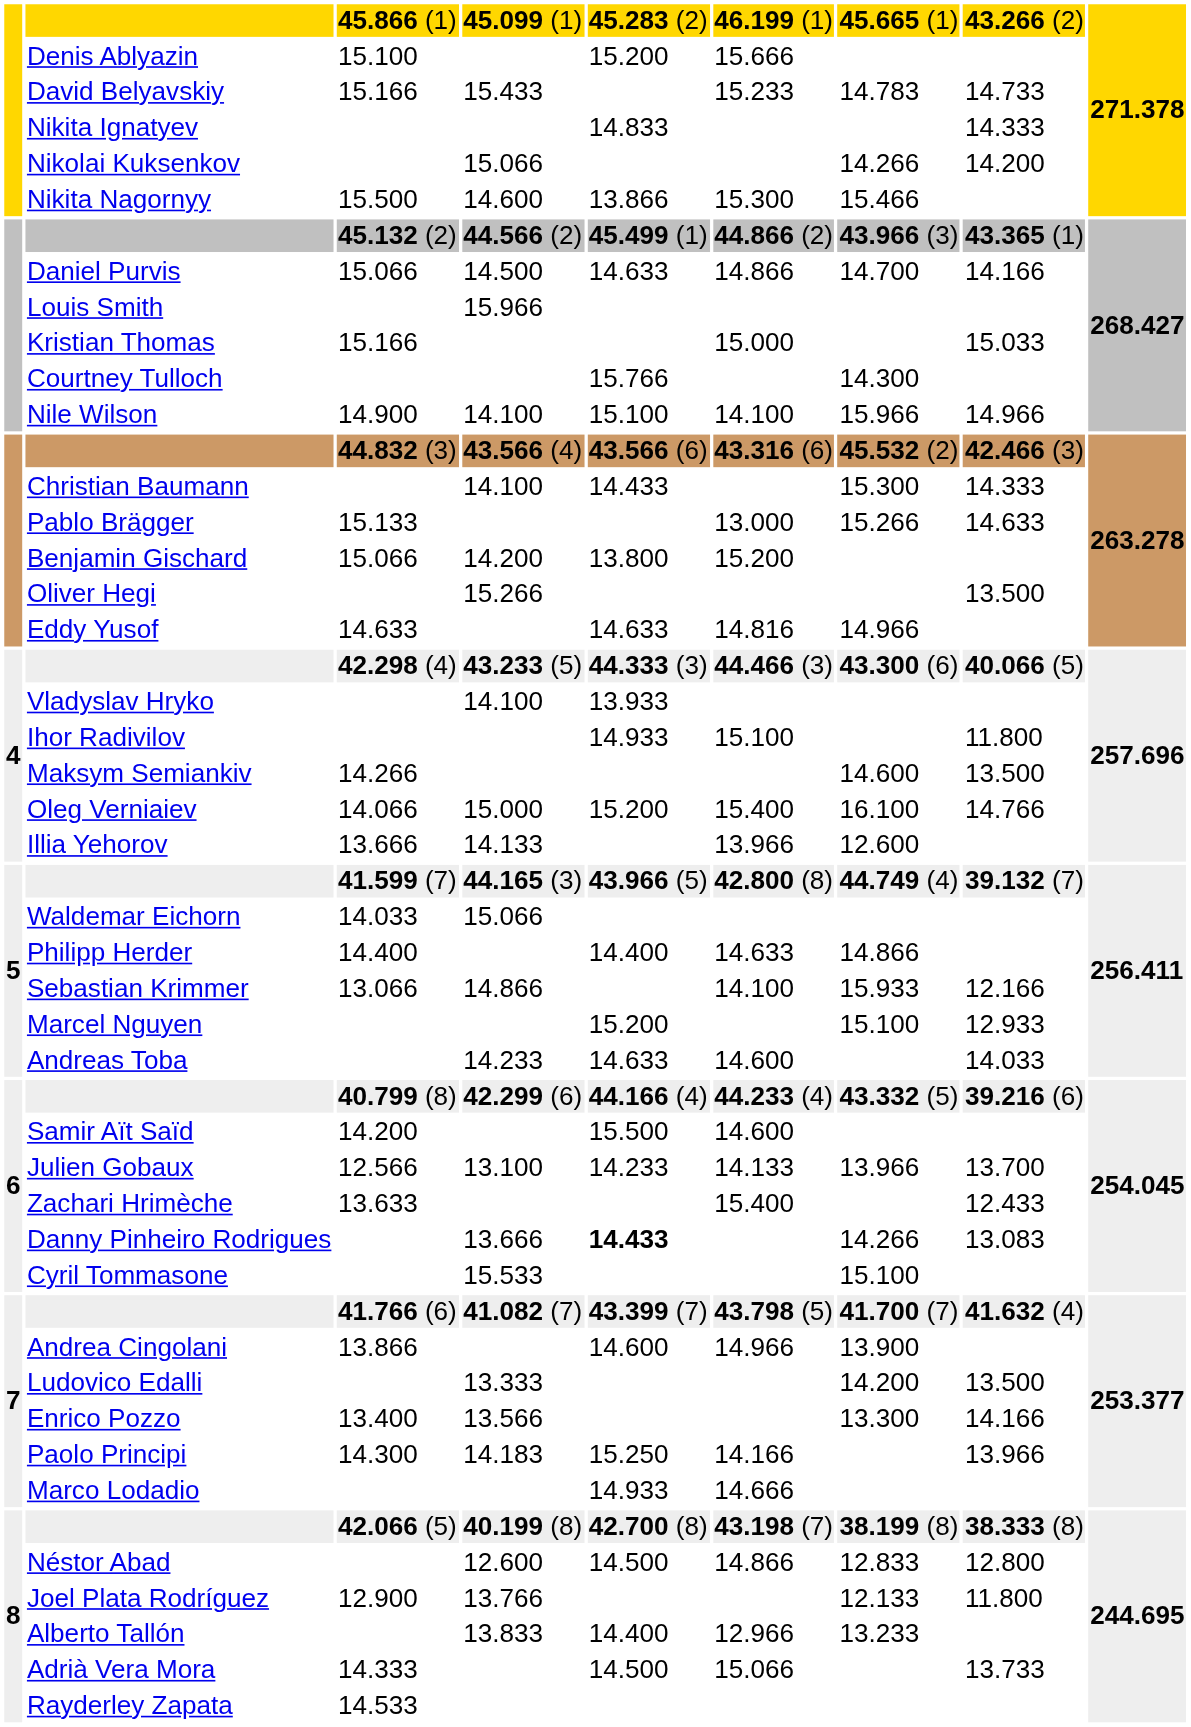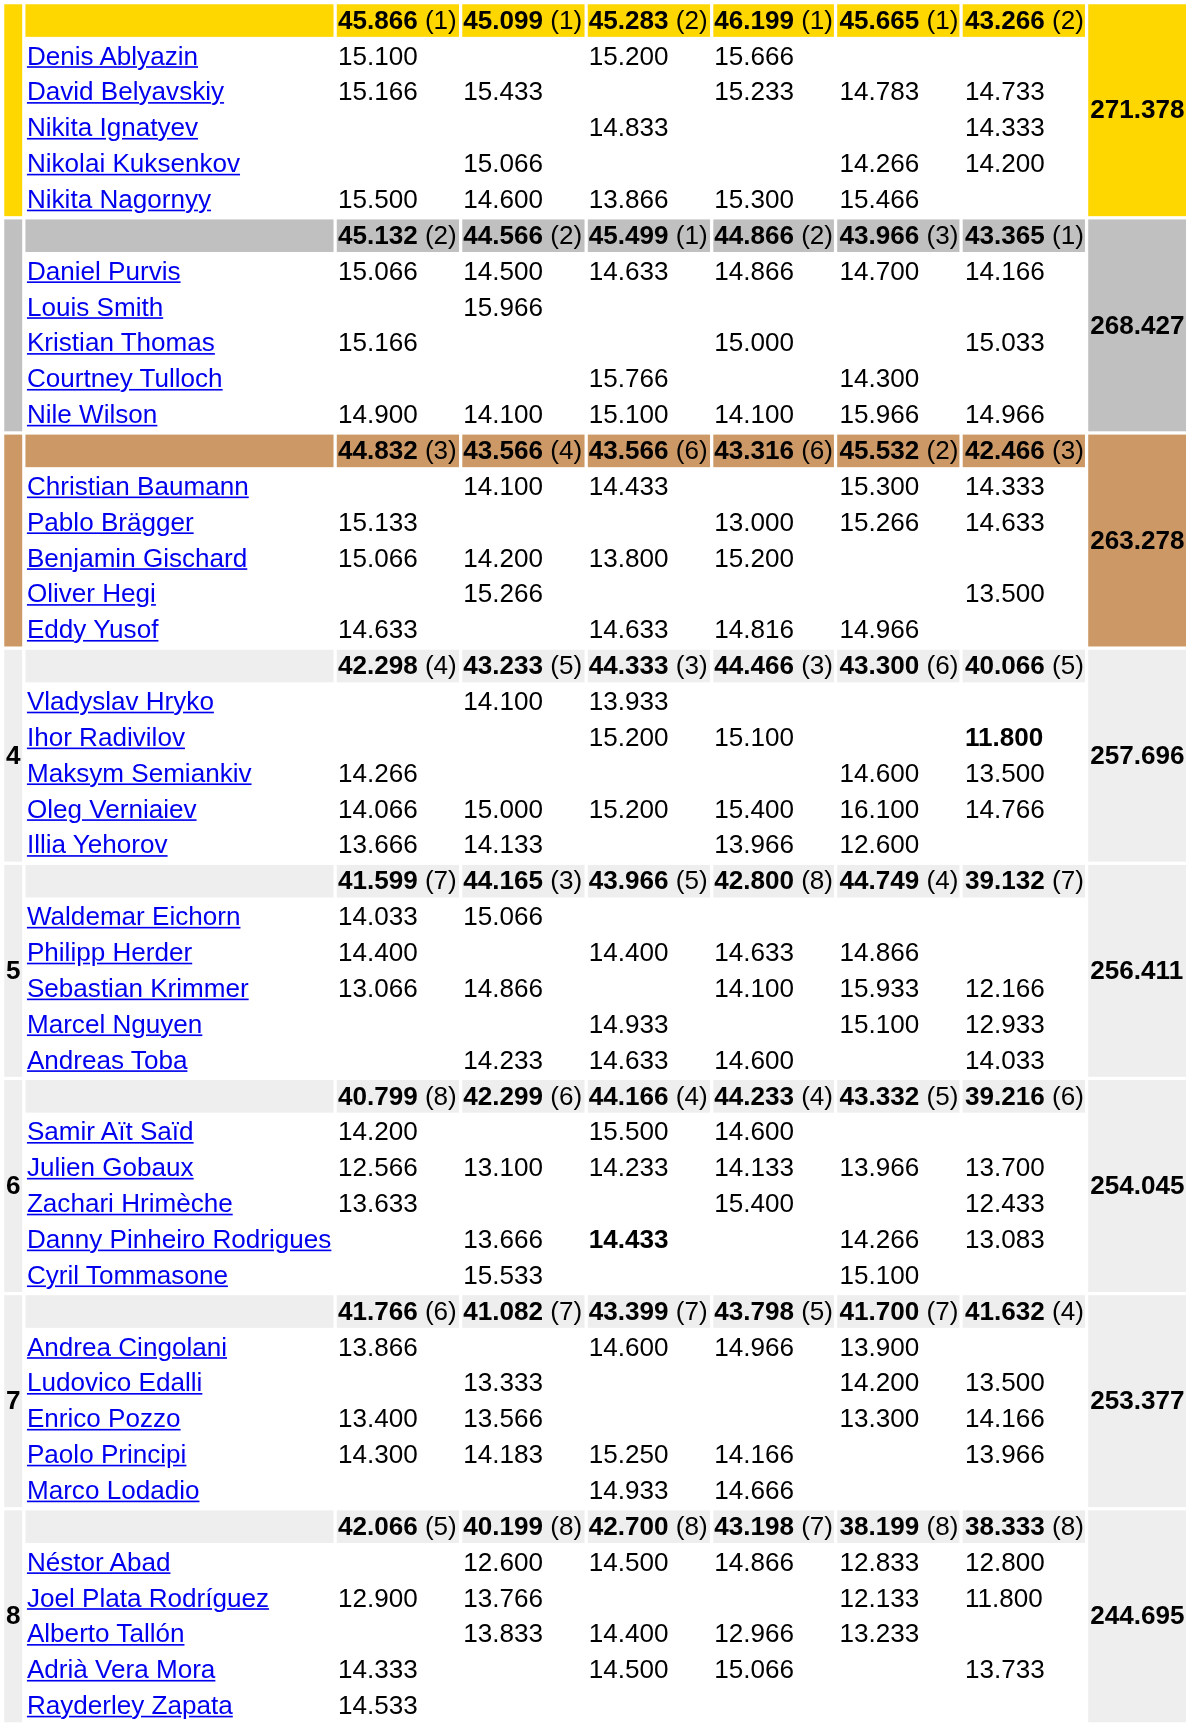(629, 737) 14.933 -> (629, 737) 15.200
(1004, 737) normal -> (1004, 737) bold
(629, 1024) 15.200 -> (629, 1024) 14.933
